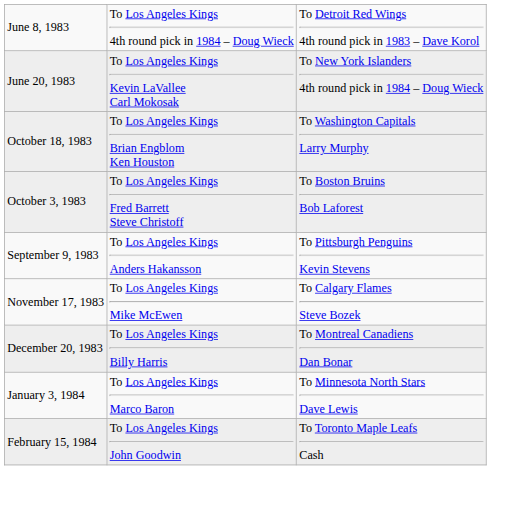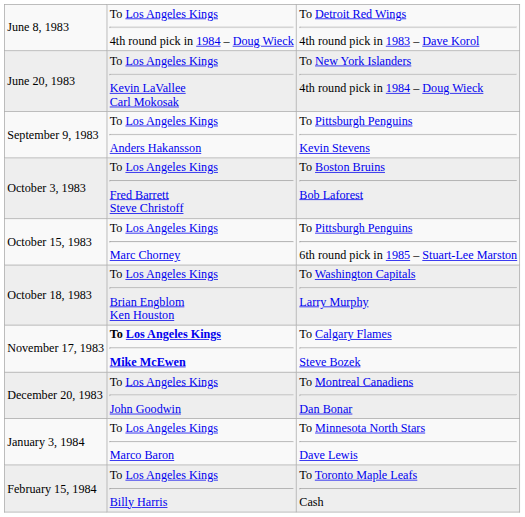rows swapped: (53, 255) <-> (50, 141)
+ row: (50, 241)
(202, 302) normal -> (202, 348) bold
(202, 348) To Los Angeles Kings Billy Harris -> (202, 395) To Los Angeles Kings John Goodwin
(202, 442) To Los Angeles Kings John Goodwin -> (202, 488) To Los Angeles Kings Billy Harris
